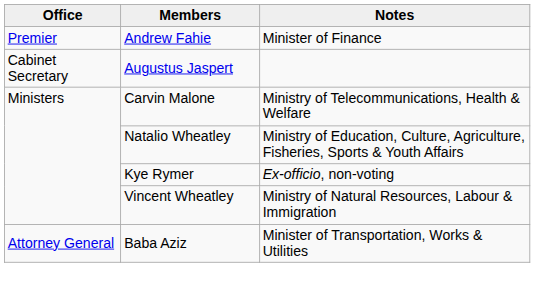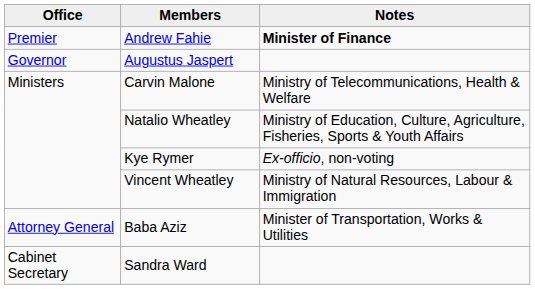(322, 37) normal -> (327, 37) bold
(38, 68) Cabinet Secretary -> (37, 60) Governor
+ row: (165, 265)
